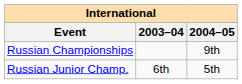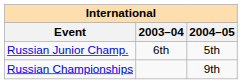rows swapped: (70, 50) <-> (68, 69)
